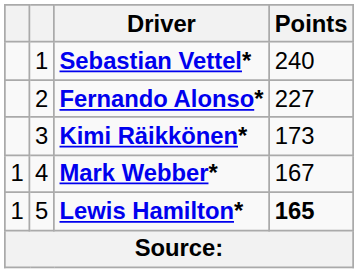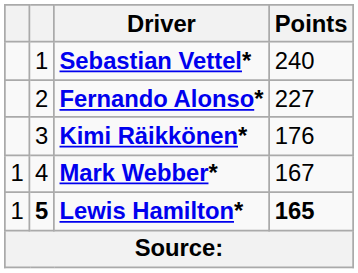(295, 136) 173 -> (295, 136) 176
(42, 211) normal -> (42, 211) bold
